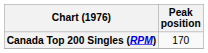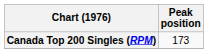(181, 40) 170 -> (181, 40) 173
